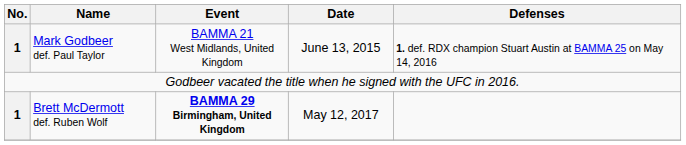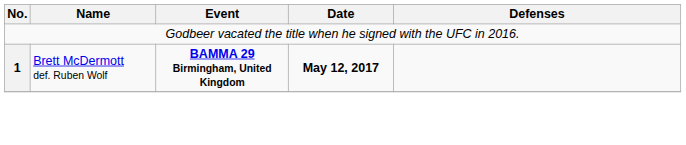- row: (73, 48)
(341, 115) normal -> (341, 68) bold
